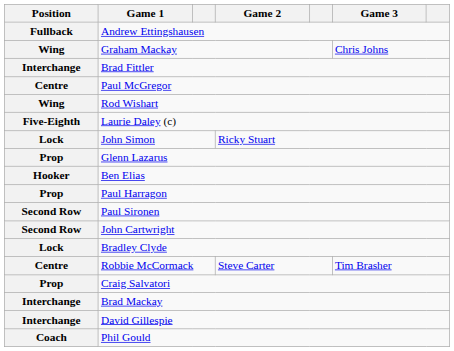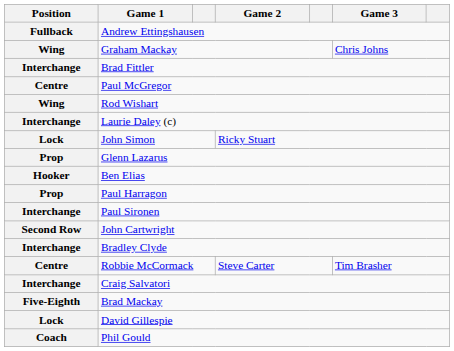(51, 121) Five-Eighth -> (51, 121) Interchange
(51, 211) Second Row -> (51, 211) Interchange
(51, 247) Lock -> (51, 247) Interchange
(51, 283) Prop -> (51, 283) Interchange
(51, 301) Interchange -> (51, 301) Five-Eighth
(51, 319) Interchange -> (51, 319) Lock
